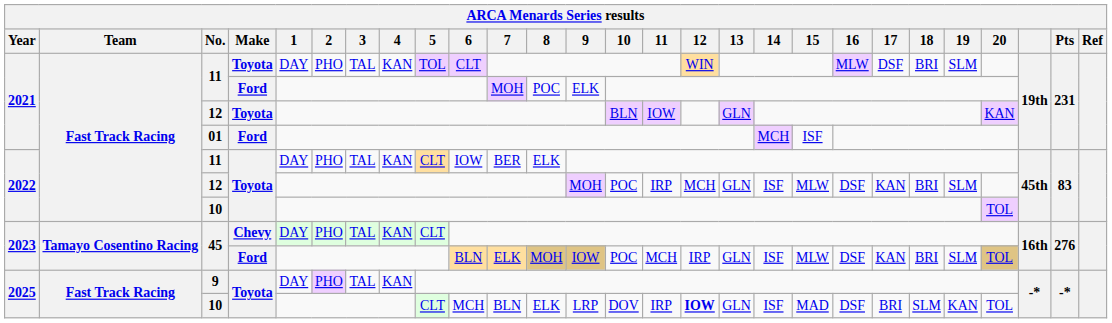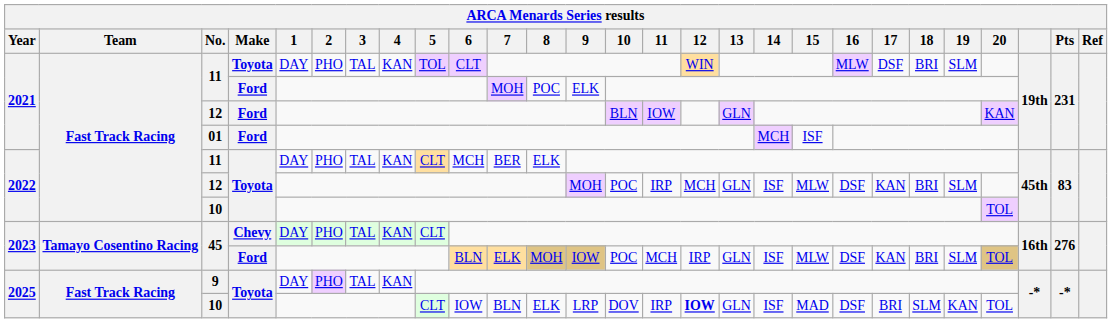(252, 112) Toyota -> (252, 112) Ford
(468, 161) IOW -> (468, 161) MCH
(468, 305) MCH -> (468, 305) IOW
